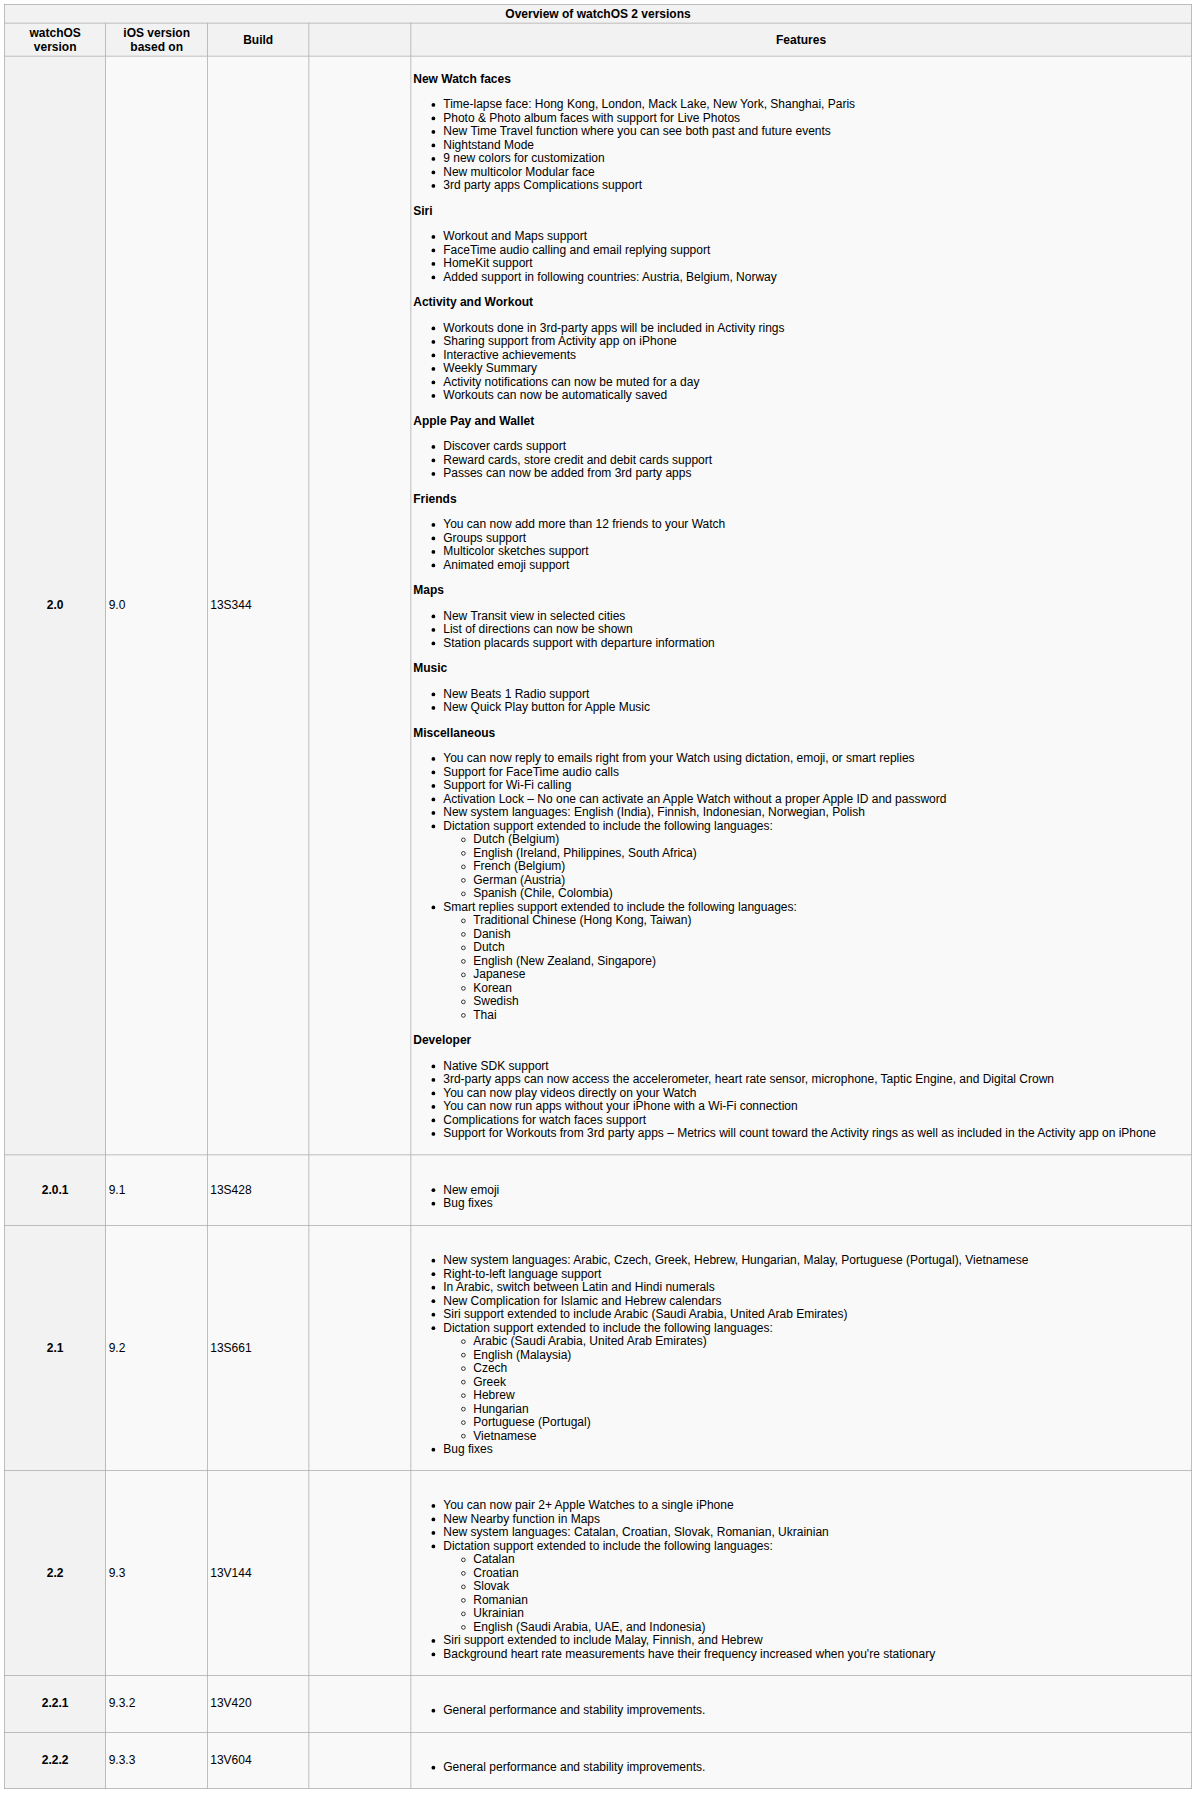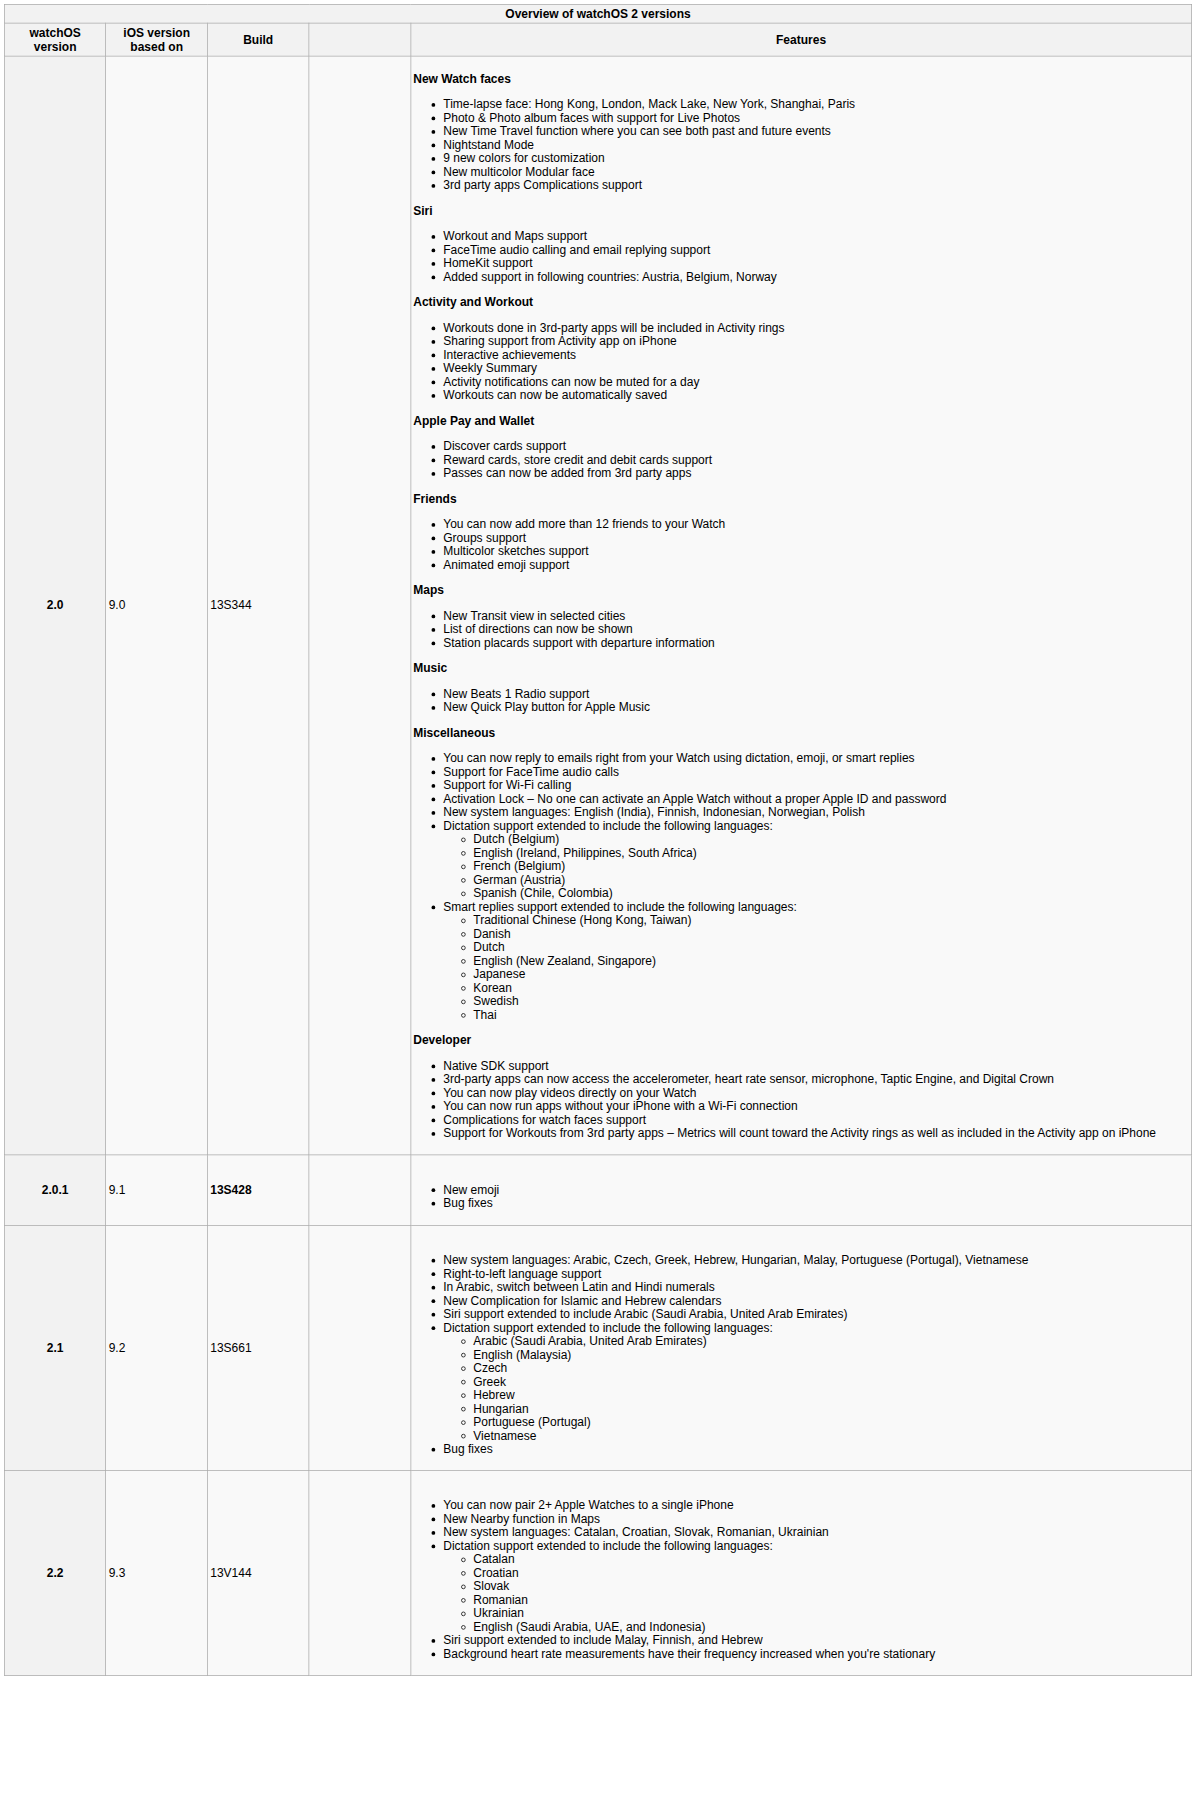(231, 1190) normal -> (231, 1190) bold
- row: (55, 1703)
- row: (55, 1760)
